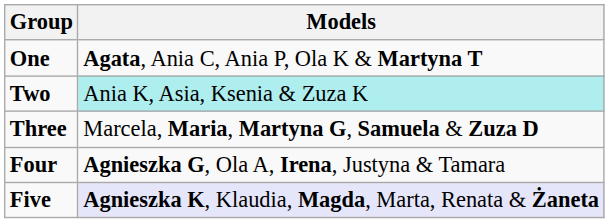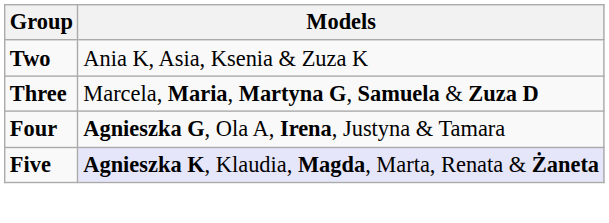- row: (30, 57)
(226, 93) paleturquoise background -> (226, 57) no background
